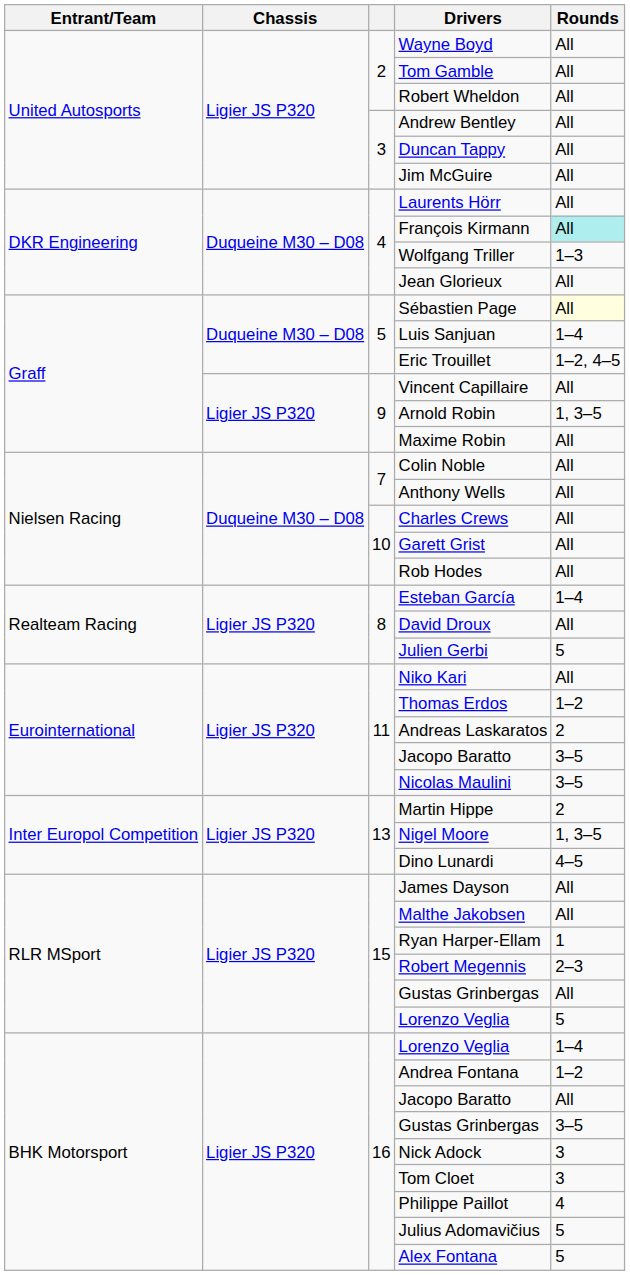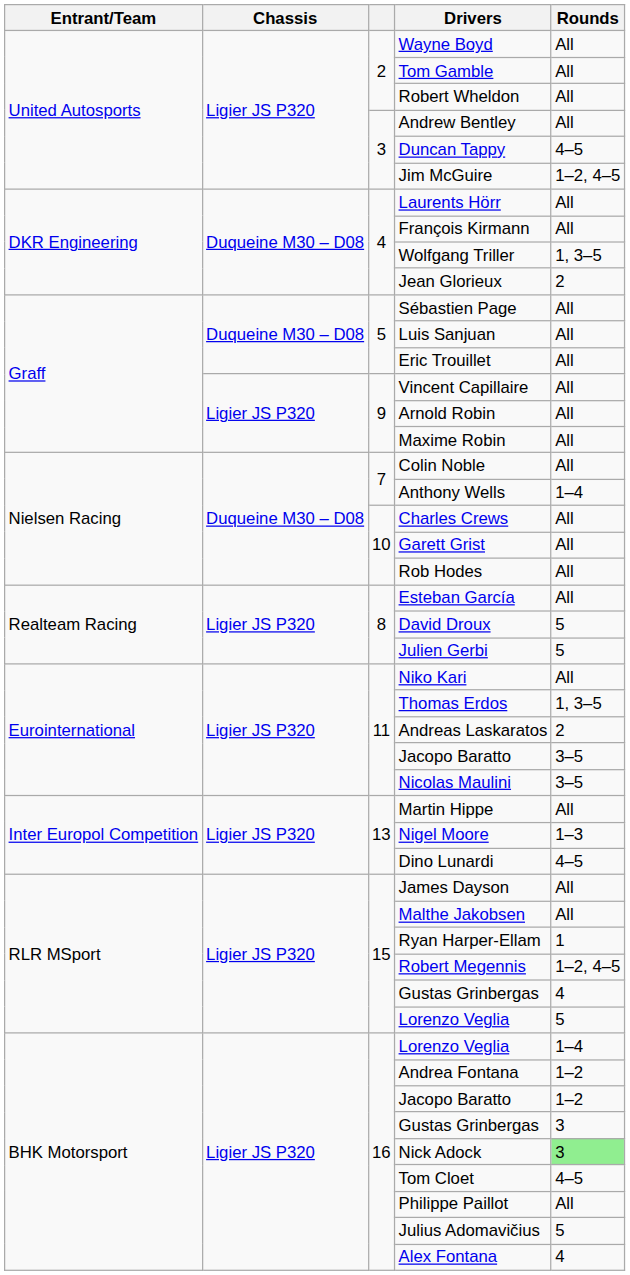(565, 149) All -> (569, 149) 4–5
(565, 176) All -> (588, 176) 1–2, 4–5
(565, 228) paleturquoise background -> (565, 228) no background
(569, 255) 1–3 -> (578, 255) 1, 3–5
(565, 281) All -> (560, 281) 2
(565, 307) lightyellow background -> (565, 307) no background
(569, 334) 1–4 -> (565, 334) All
(588, 360) 1–2, 4–5 -> (565, 360) All
(578, 413) 1, 3–5 -> (565, 413) All
(565, 492) All -> (569, 492) 1–4
(569, 597) 1–4 -> (565, 597) All
(565, 624) All -> (560, 624) 5
(569, 703) 1–2 -> (578, 703) 1, 3–5
(560, 808) 2 -> (565, 808) All
(578, 835) 1, 3–5 -> (569, 835) 1–3
(569, 967) 2–3 -> (588, 967) 1–2, 4–5
(565, 993) All -> (560, 993) 4
(565, 1098) All -> (569, 1098) 1–2
(569, 1125) 3–5 -> (560, 1125) 3
(560, 1151) no background -> (560, 1151) lightgreen background
(560, 1178) 3 -> (569, 1178) 4–5
(560, 1204) 4 -> (565, 1204) All
(560, 1257) 5 -> (560, 1257) 4
